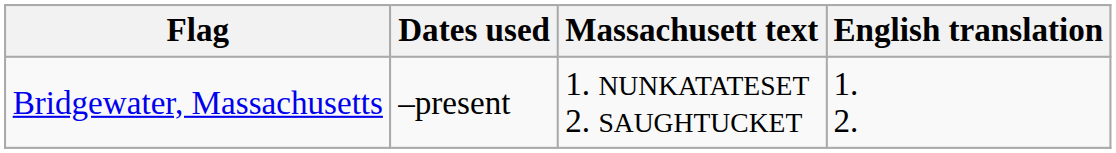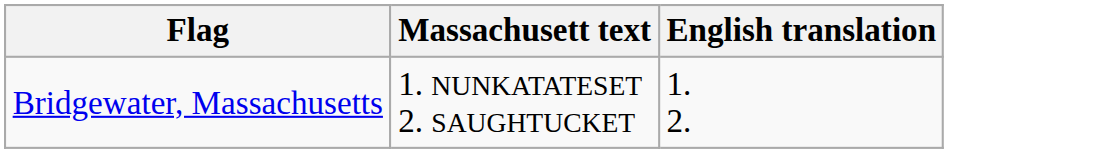- column: (474, 30)
